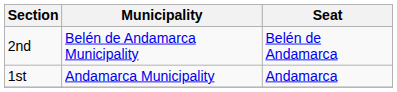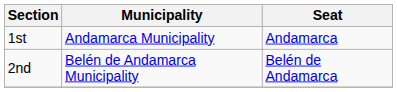rows swapped: (17, 76) <-> (19, 45)
